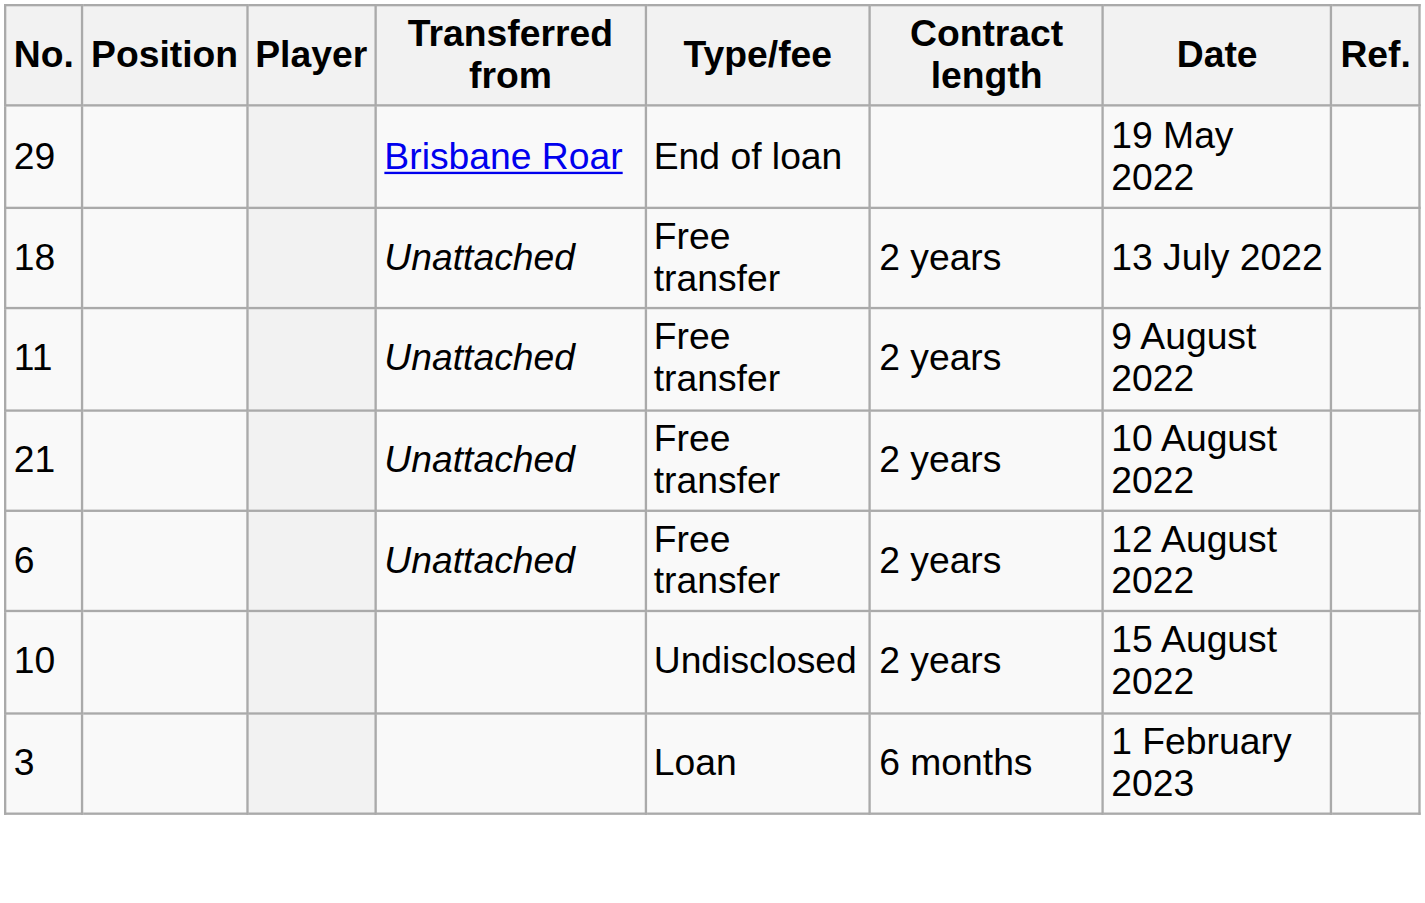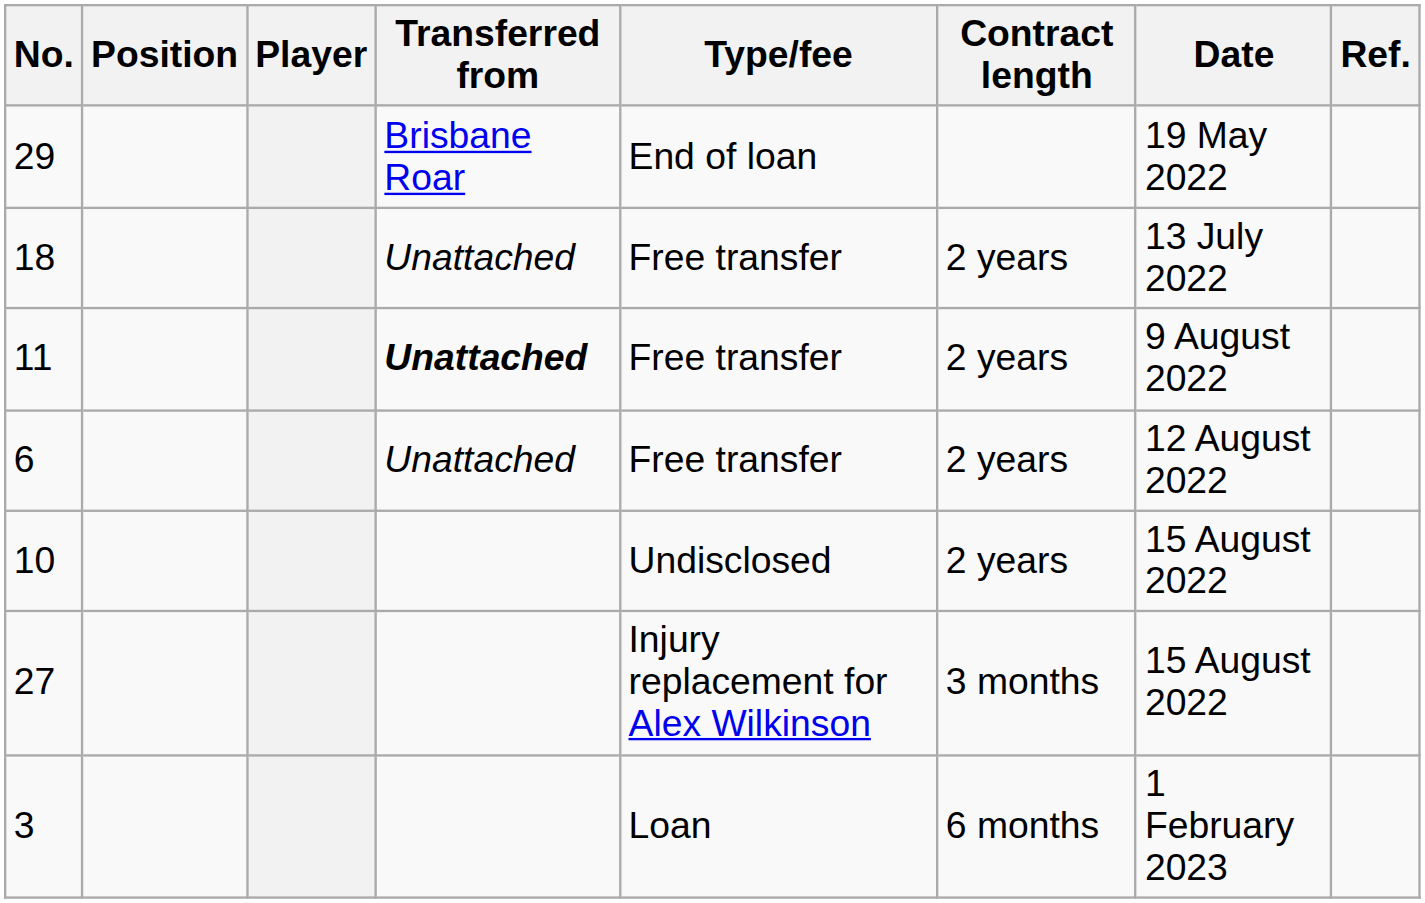(480, 358) normal -> (486, 358) bold
- row: (34, 459)
+ row: (34, 682)
